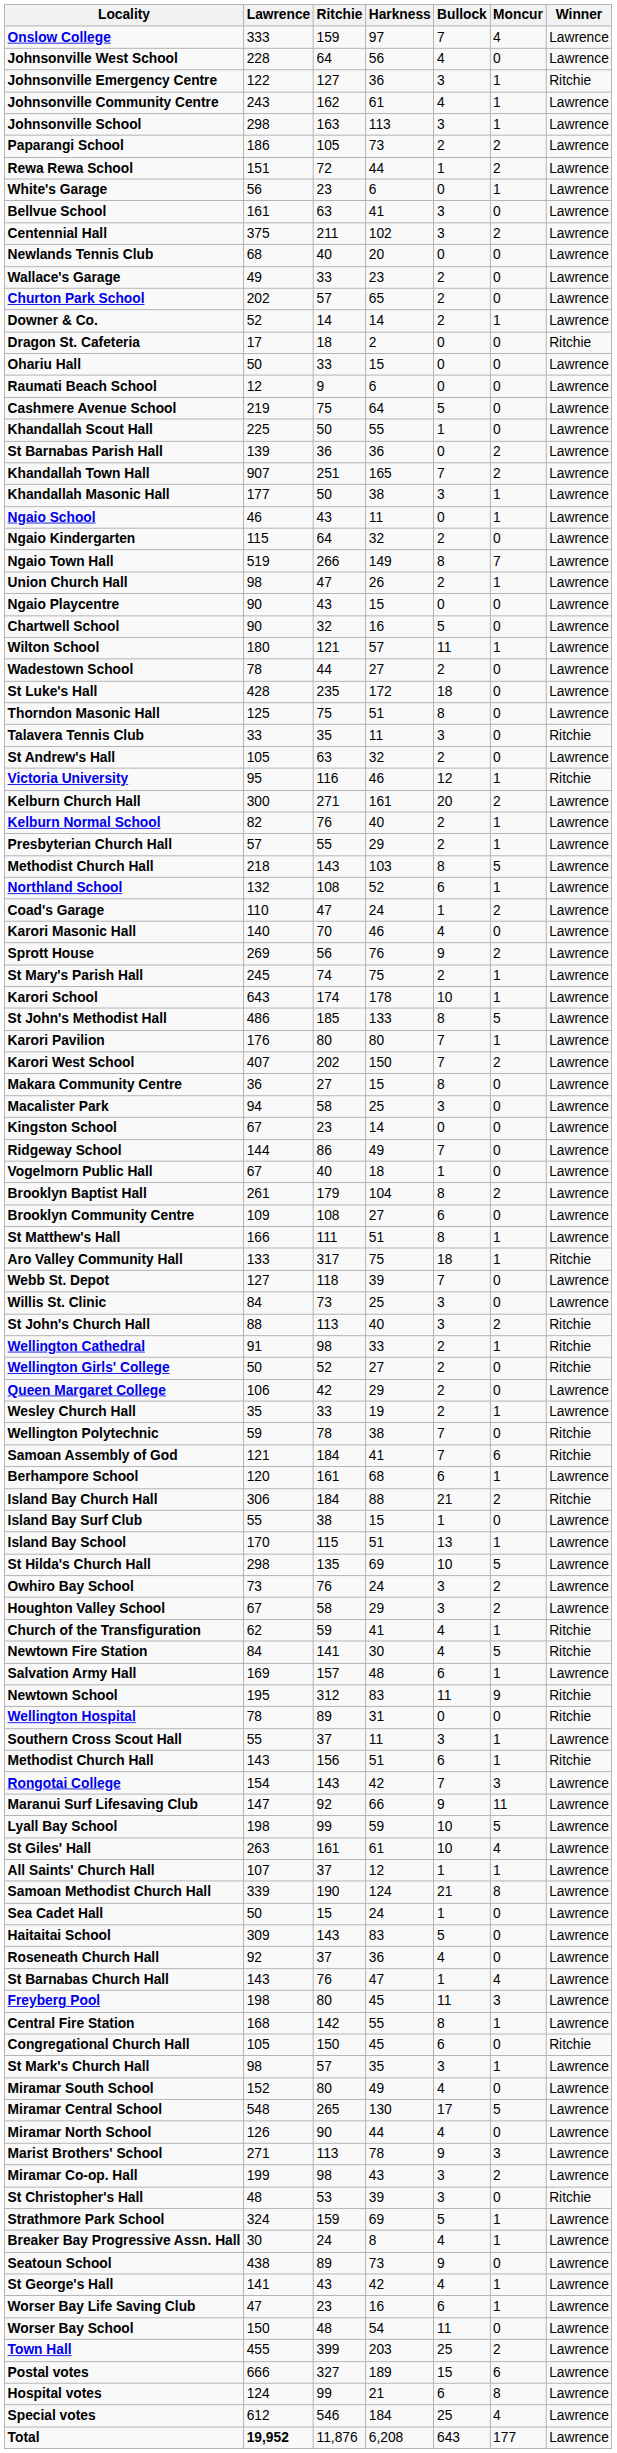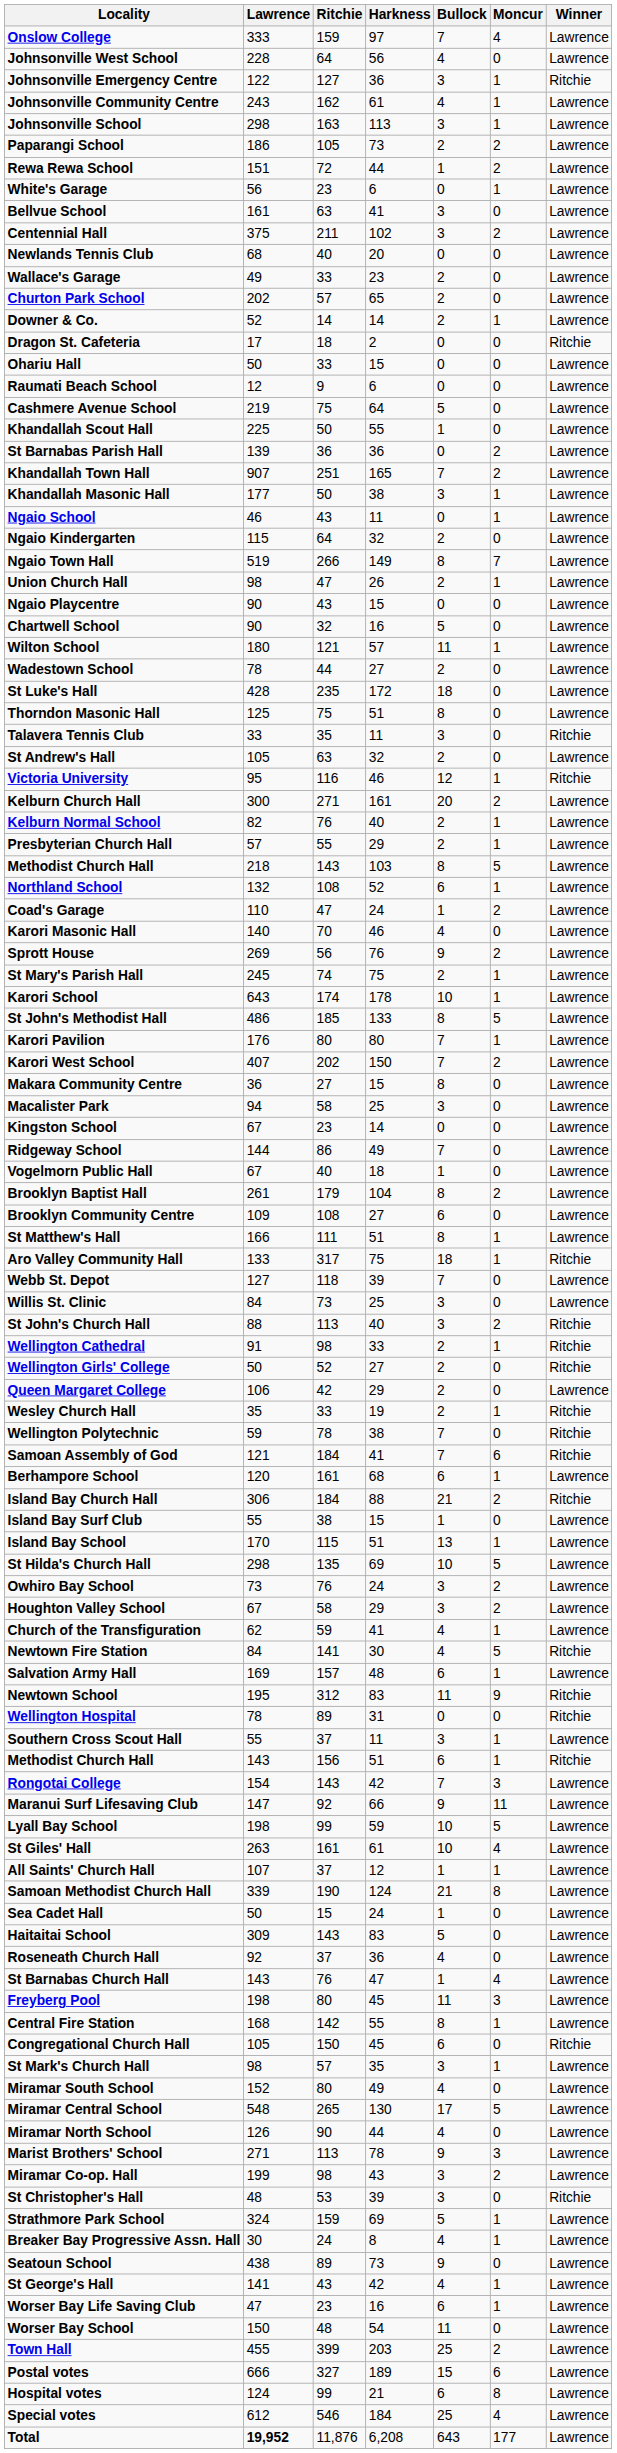(579, 1412) Lawrence -> (570, 1412) Ritchie
(570, 1630) Ritchie -> (579, 1630) Lawrence
